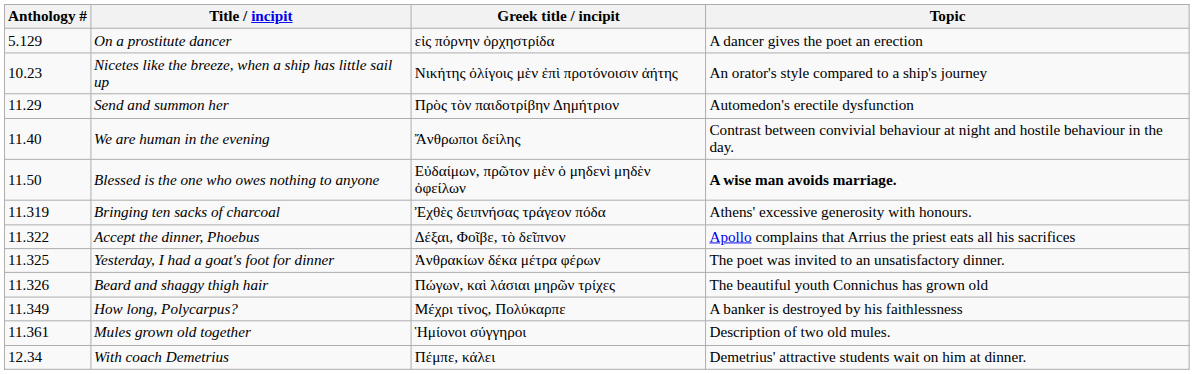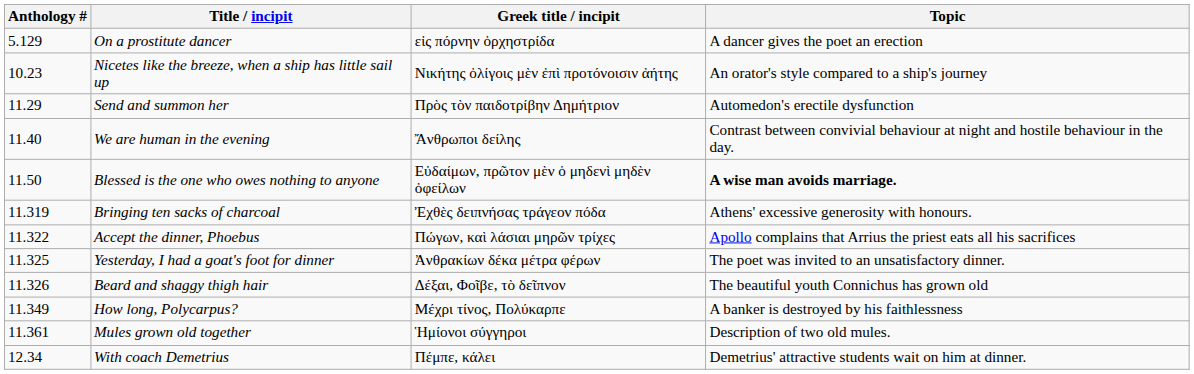(490, 236) Δέξαι, Φοῖβε, τὸ δεῖπνον -> (515, 236) Πώγων, καὶ λάσιαι μηρῶν τρίχες
(515, 284) Πώγων, καὶ λάσιαι μηρῶν τρίχες -> (490, 284) Δέξαι, Φοῖβε, τὸ δεῖπνον
